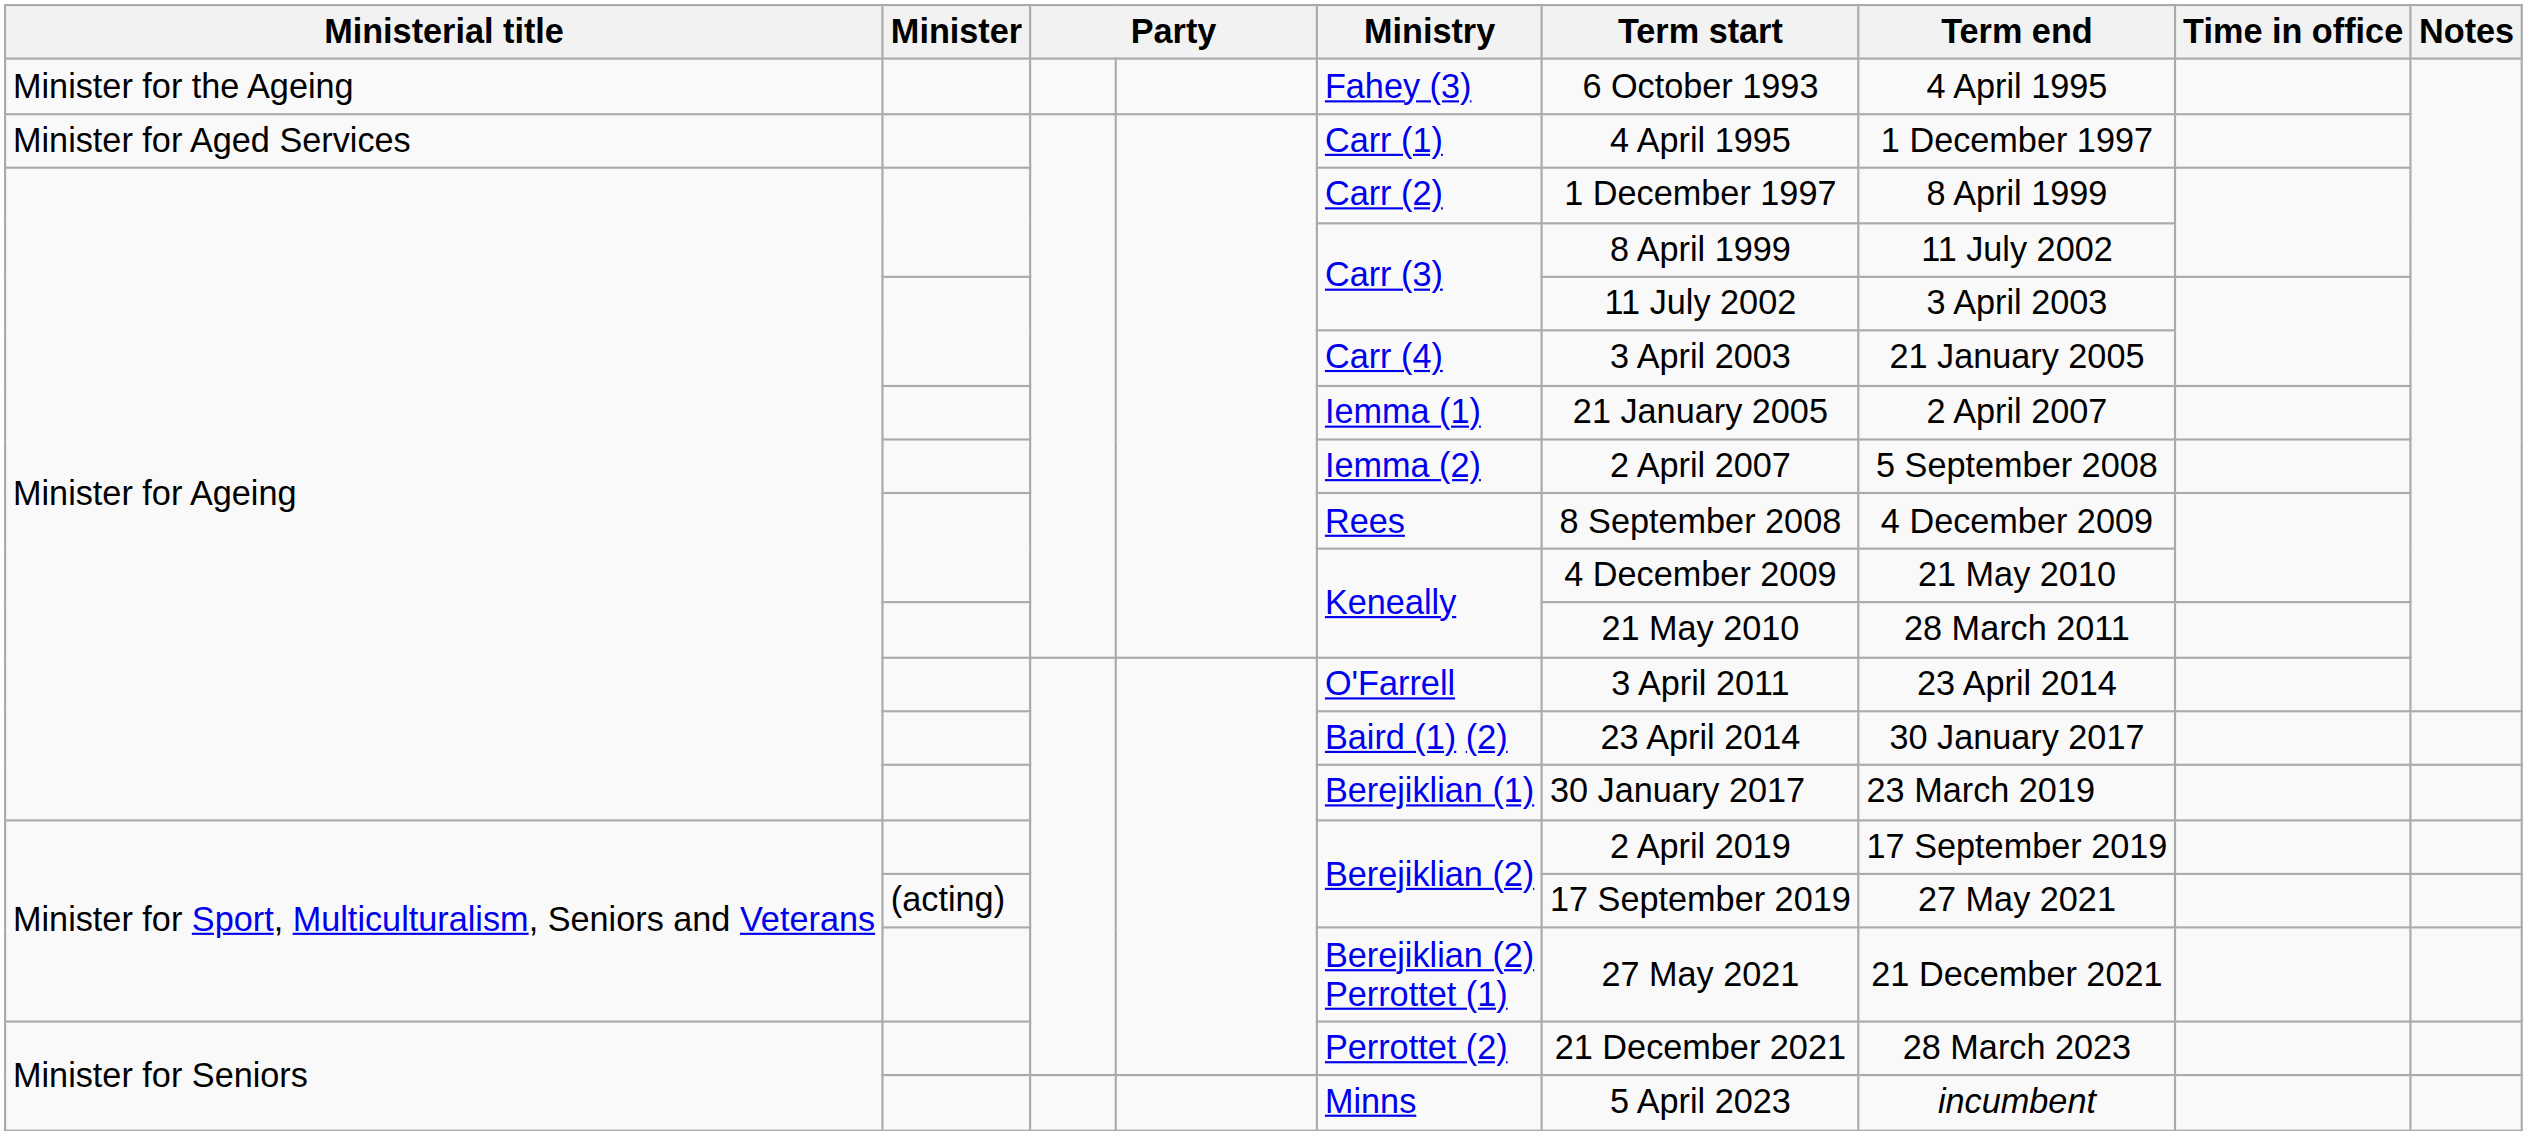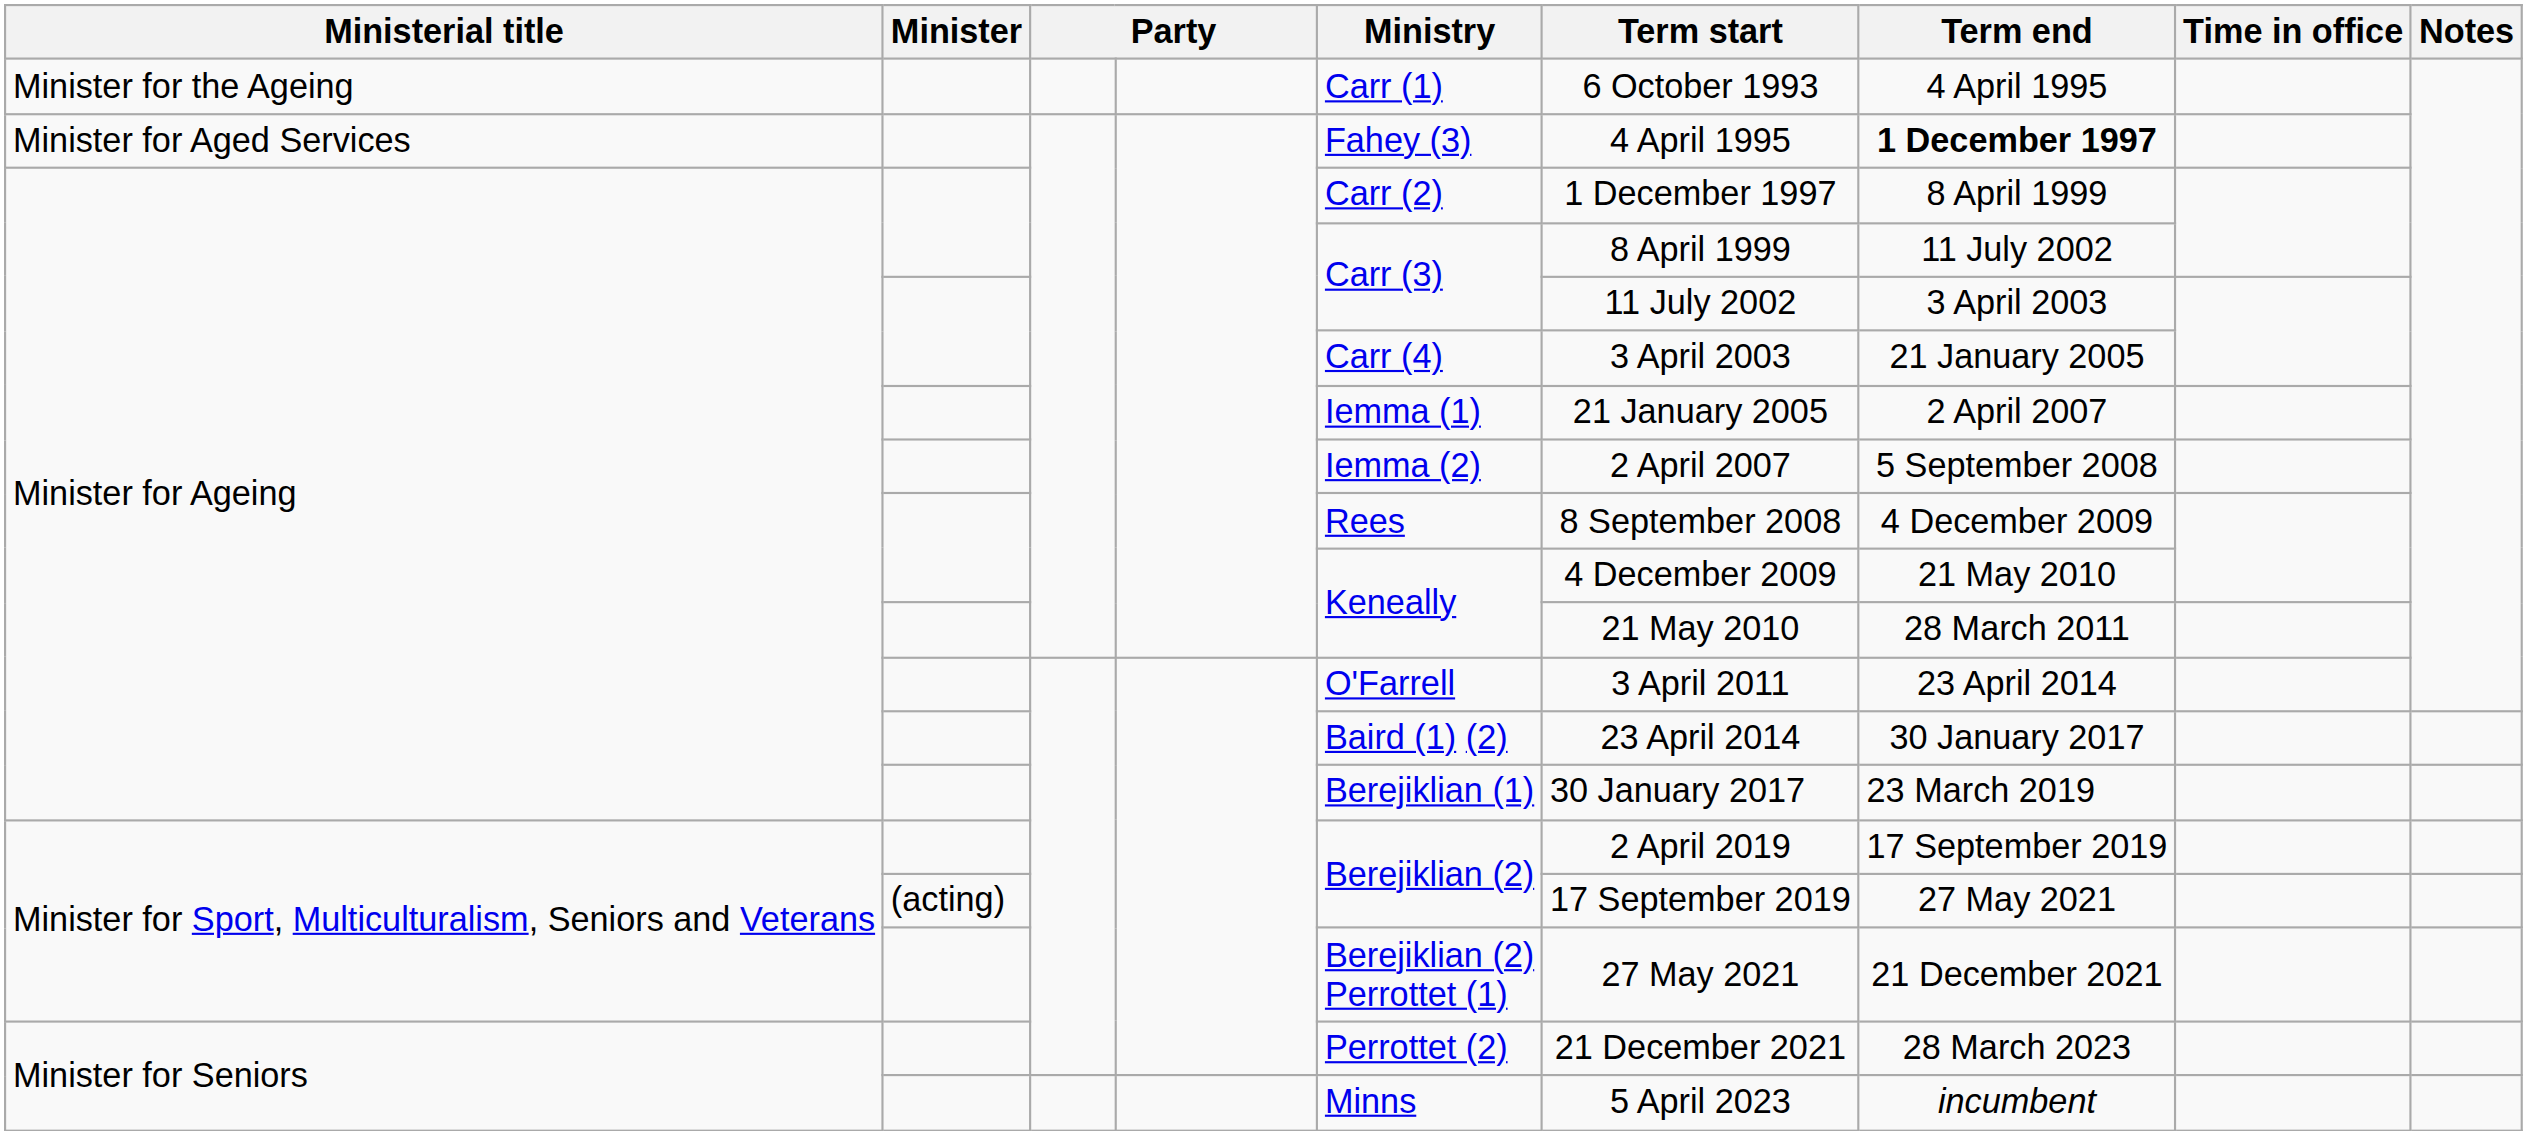(1398, 85) Fahey (3) -> (1384, 85) Carr (1)
(1384, 140) Carr (1) -> (1398, 140) Fahey (3)
(2017, 140) normal -> (2017, 140) bold
